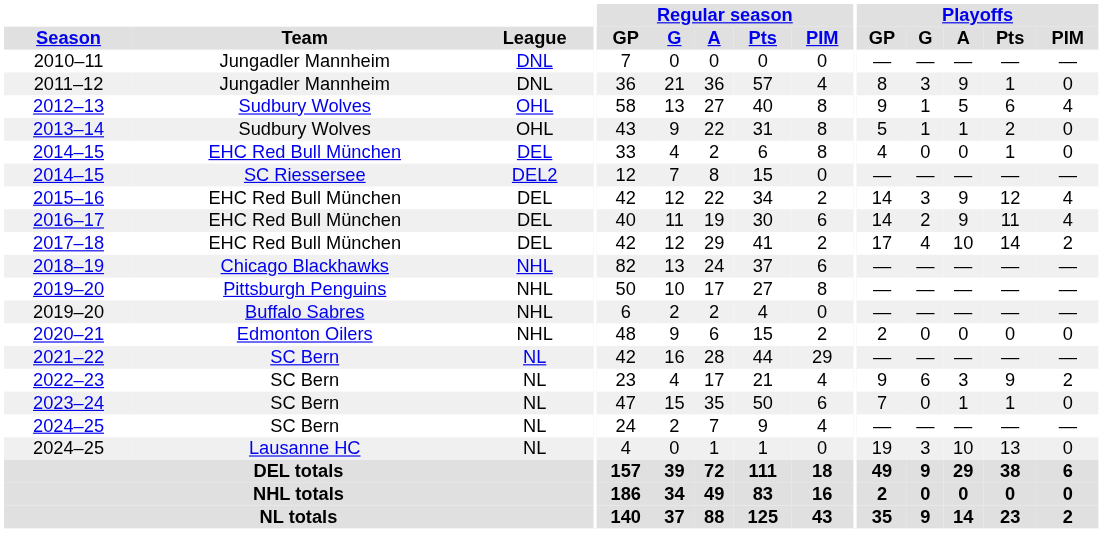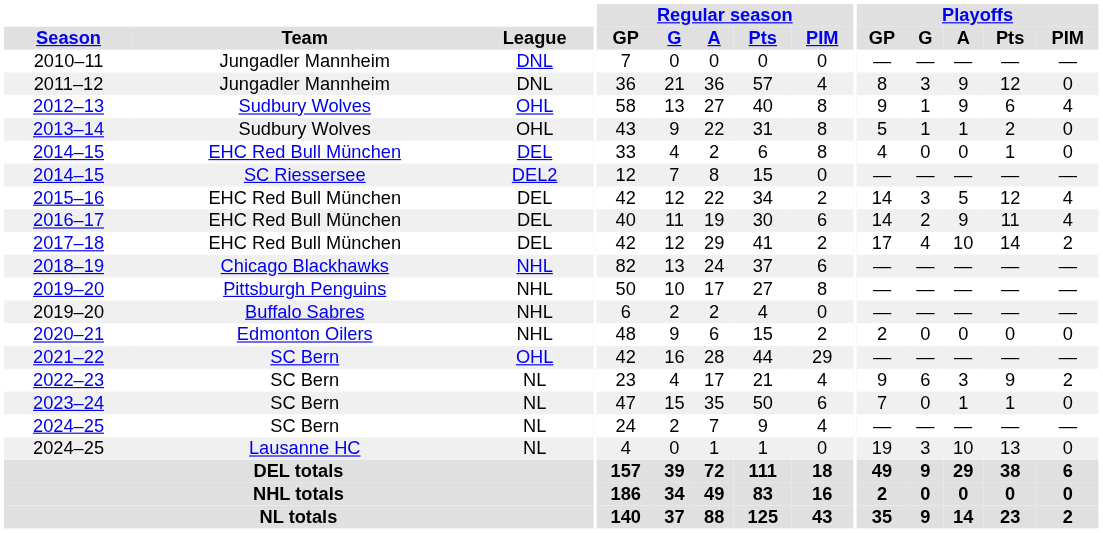(1010, 83) 1 -> (1010, 83) 12
(963, 106) 5 -> (963, 106) 9
(963, 197) 9 -> (963, 197) 5
(535, 357) NL -> (535, 357) OHL
